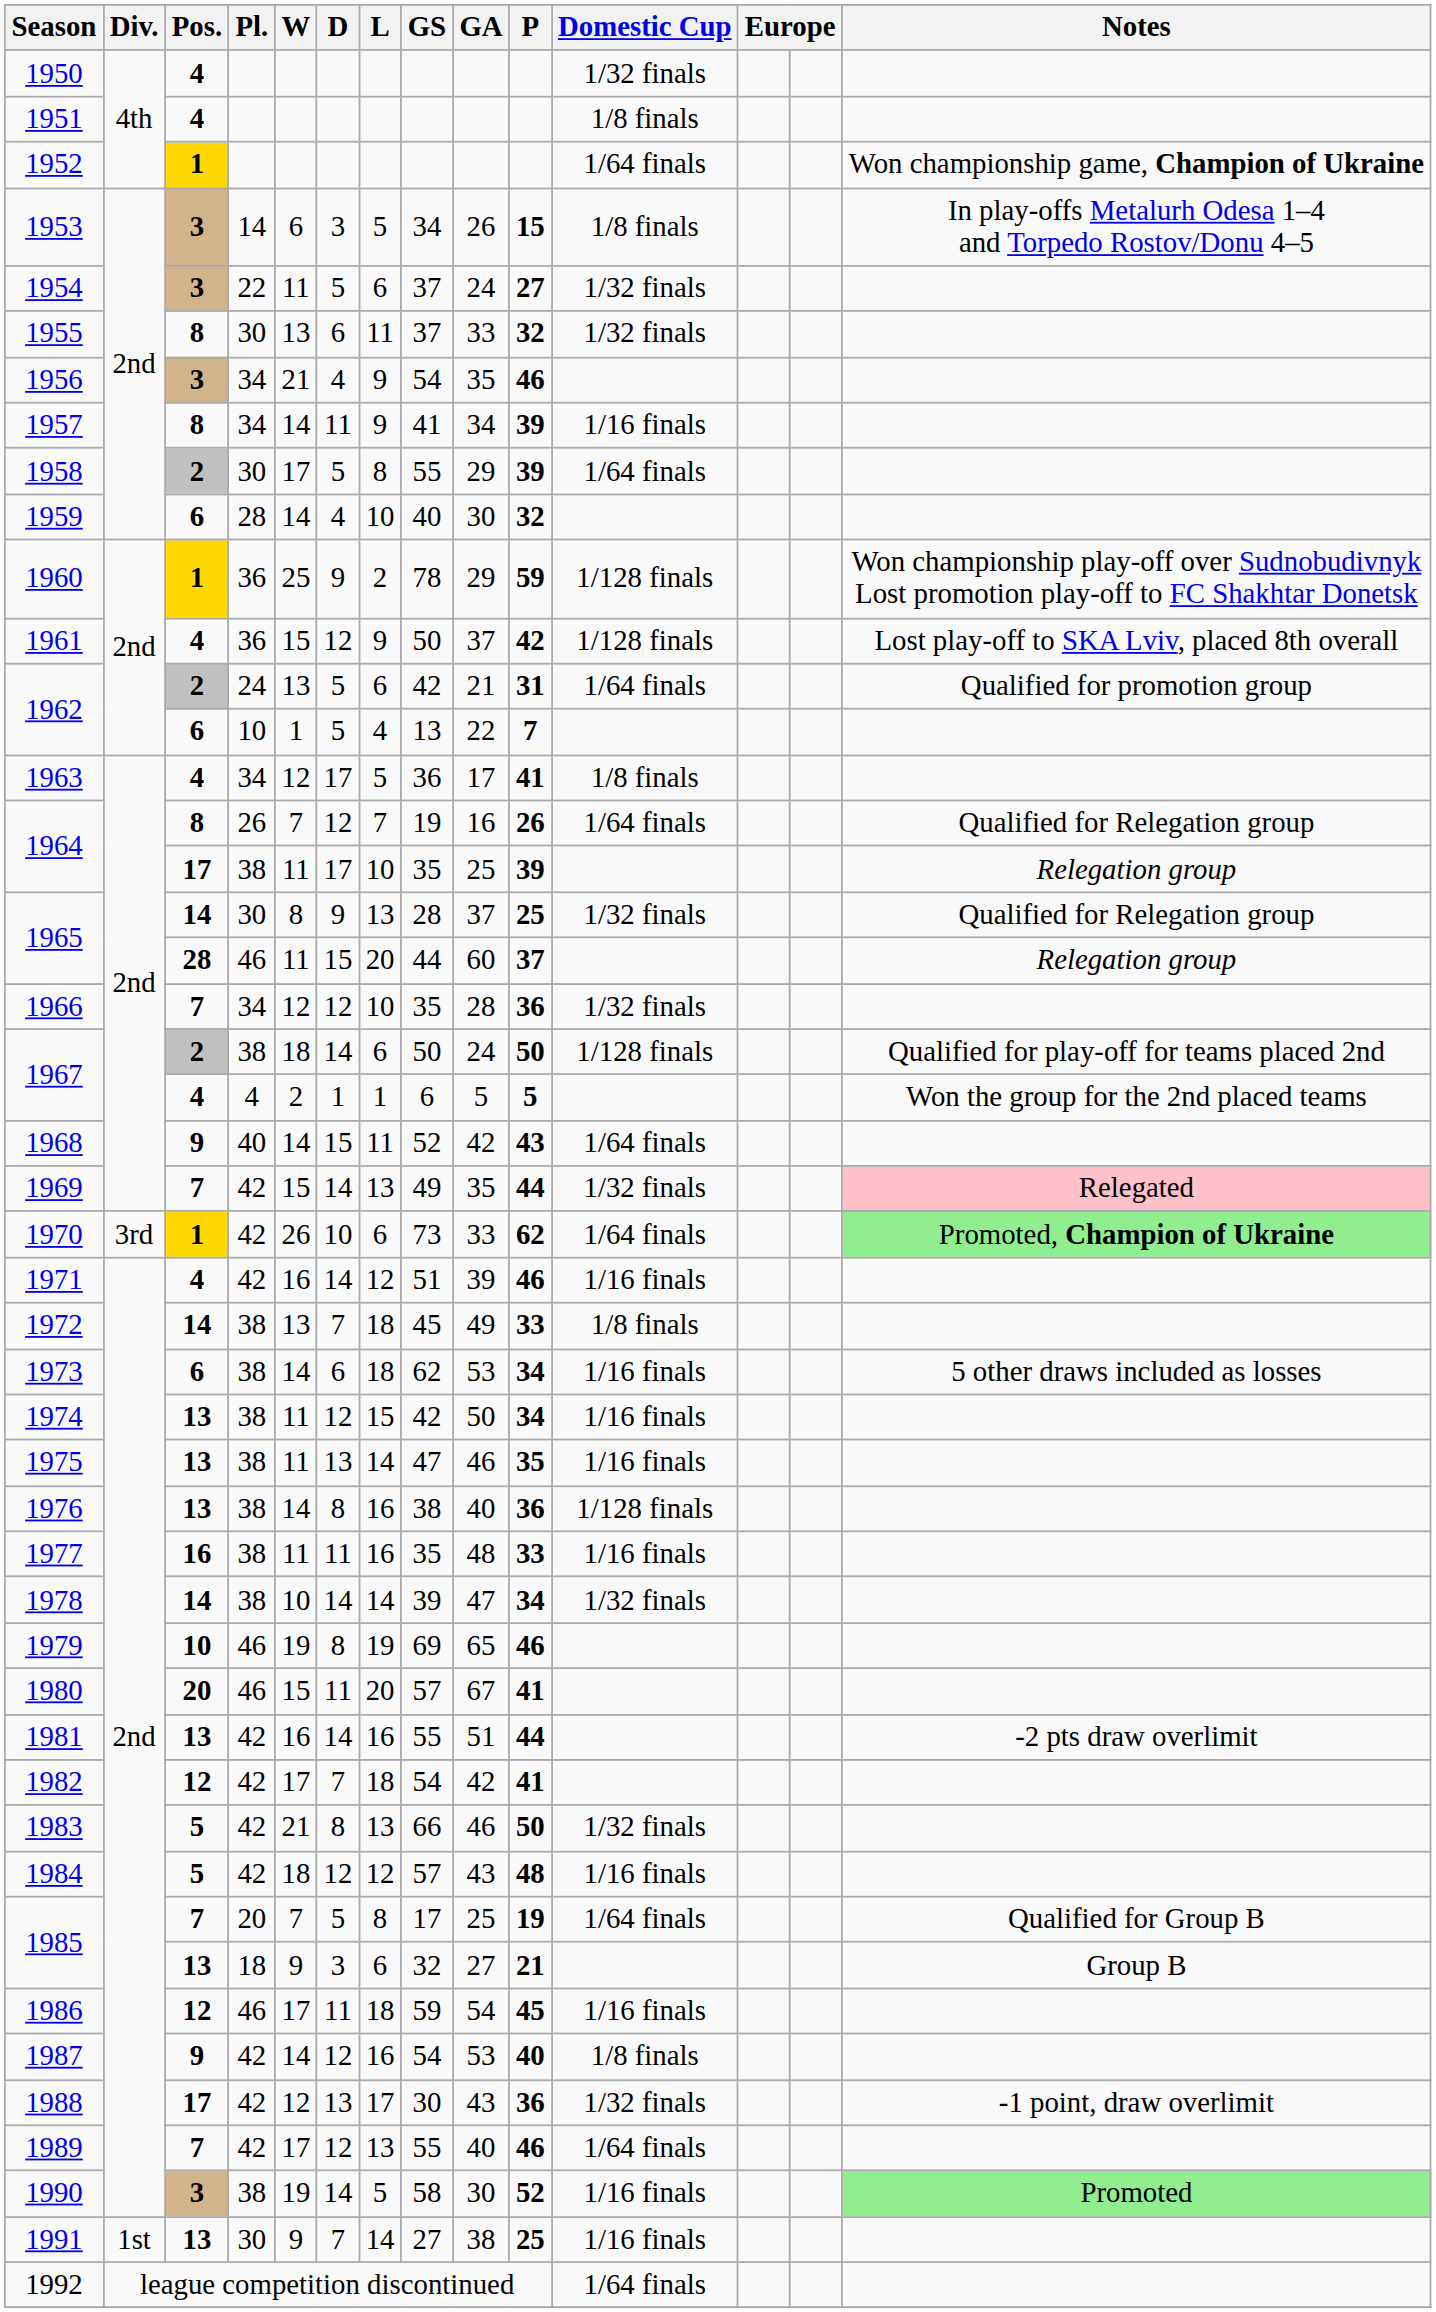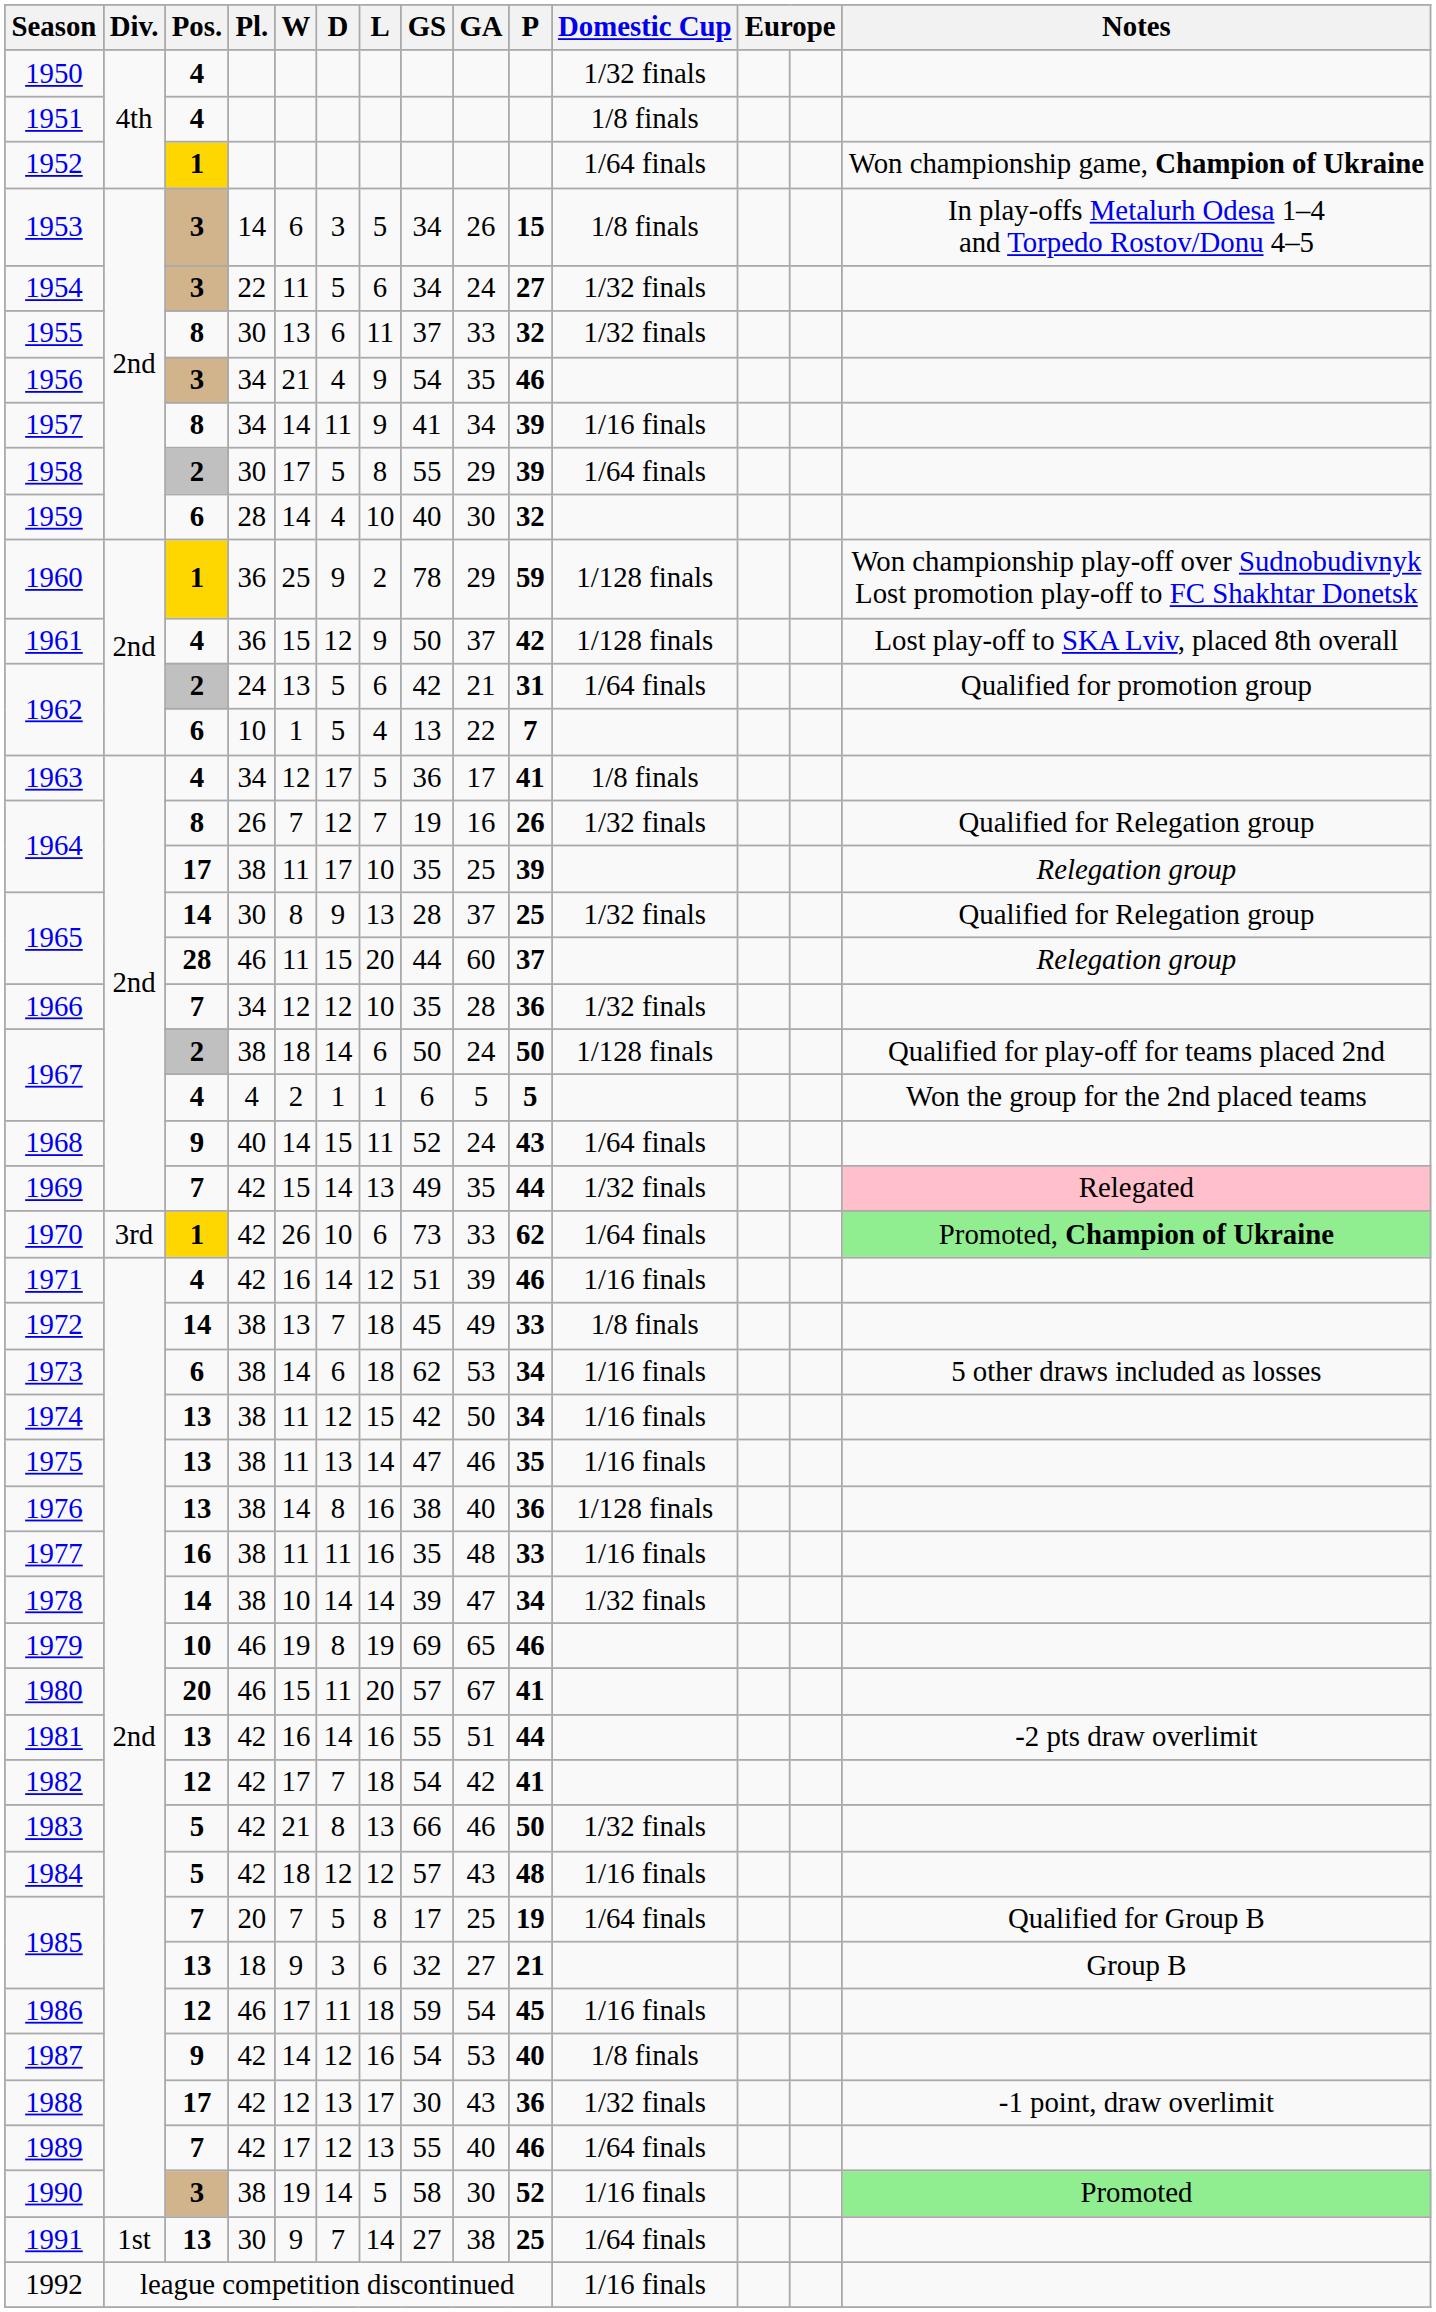(427, 288) 37 -> (427, 288) 34
(645, 822) 1/64 finals -> (645, 822) 1/32 finals
(481, 1142) 42 -> (481, 1142) 24
(645, 2238) 1/16 finals -> (645, 2238) 1/64 finals
(645, 2284) 1/64 finals -> (645, 2284) 1/16 finals
